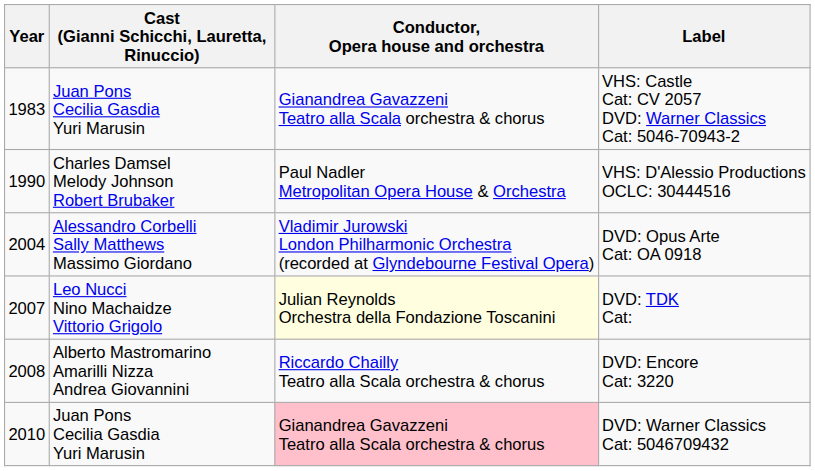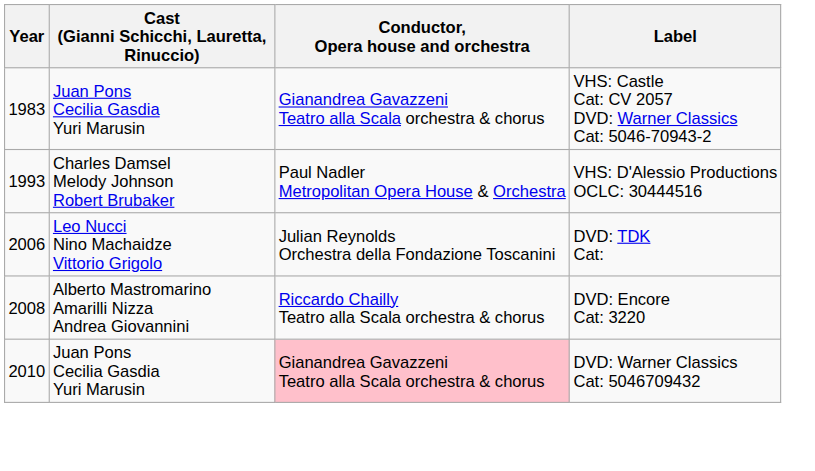(27, 181) 1990 -> (27, 181) 1993
- row: (661, 245)
(27, 308) 2007 -> (27, 245) 2006
(417, 308) lightyellow background -> (417, 245) no background
